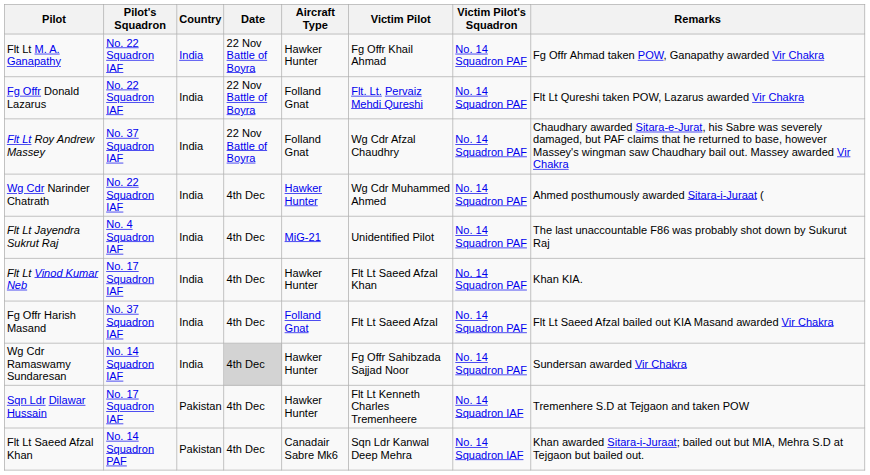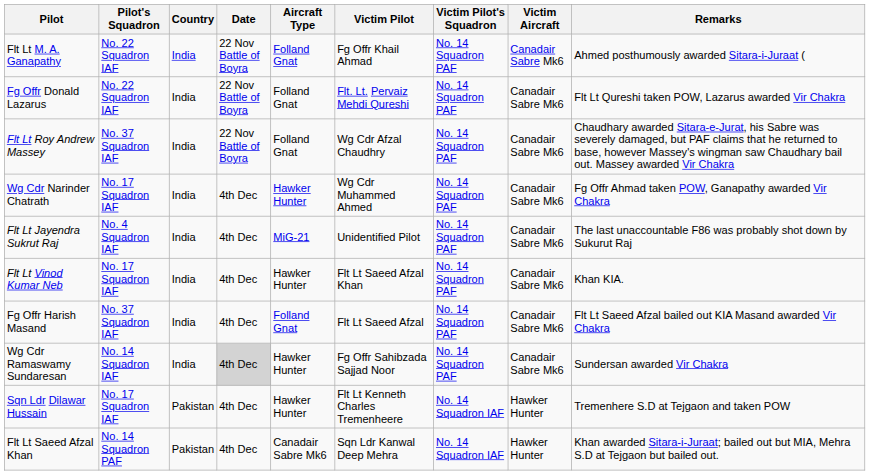+ column: (540, 19)
(303, 55) Hawker Hunter -> (291, 55) Folland Gnat
(679, 55) Fg Offr Ahmad taken POW, Ganapathy awarded Vir Chakra -> (690, 55) Ahmed posthumously awarded Sitara-i-Juraat (
(130, 195) No. 22 Squadron IAF -> (125, 195) No. 17 Squadron IAF
(648, 195) Ahmed posthumously awarded Sitara-i-Juraat ( -> (700, 195) Fg Offr Ahmad taken POW, Ganapathy awarded Vir Chakra
